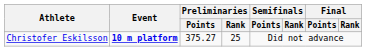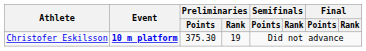(201, 39) 375.27 -> (201, 39) 375.30
(236, 39) 25 -> (236, 39) 19
